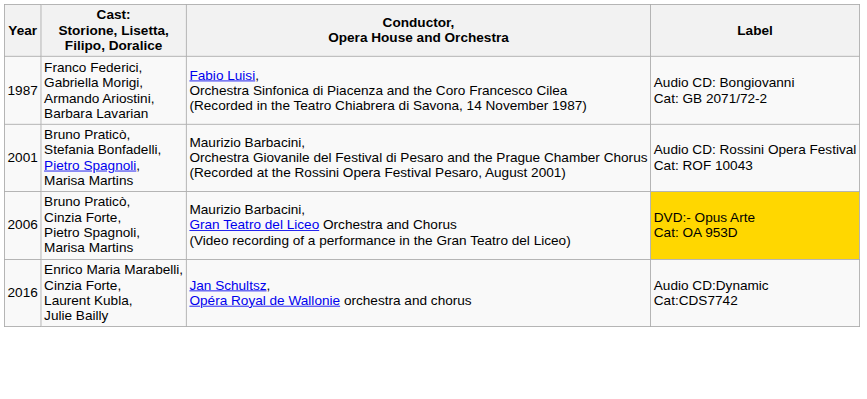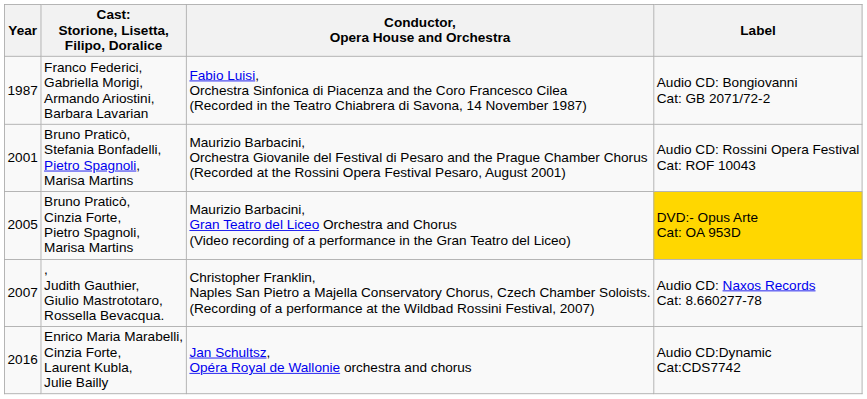(23, 225) 2006 -> (23, 225) 2005
+ row: (104, 292)
